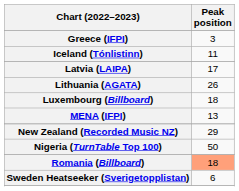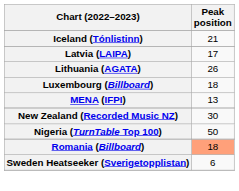- row: (98, 38)
(213, 54) 11 -> (213, 38) 21
(213, 131) 29 -> (213, 116) 30
